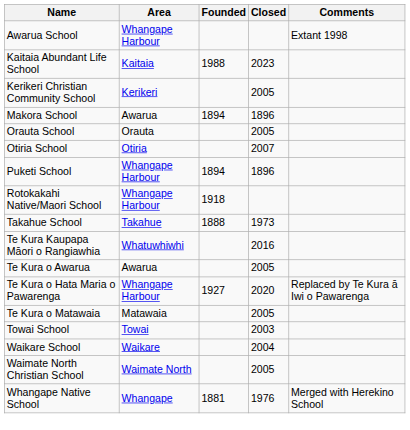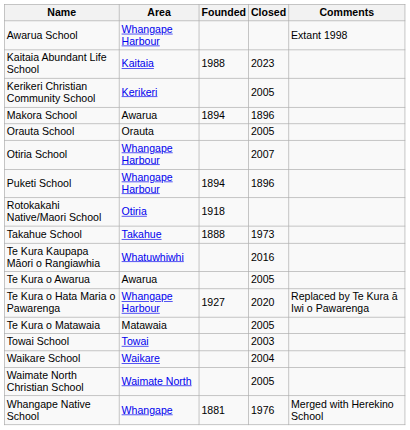(134, 148) Otiria -> (147, 154) Whangape Harbour
(147, 200) Whangape Harbour -> (134, 212) Otiria
